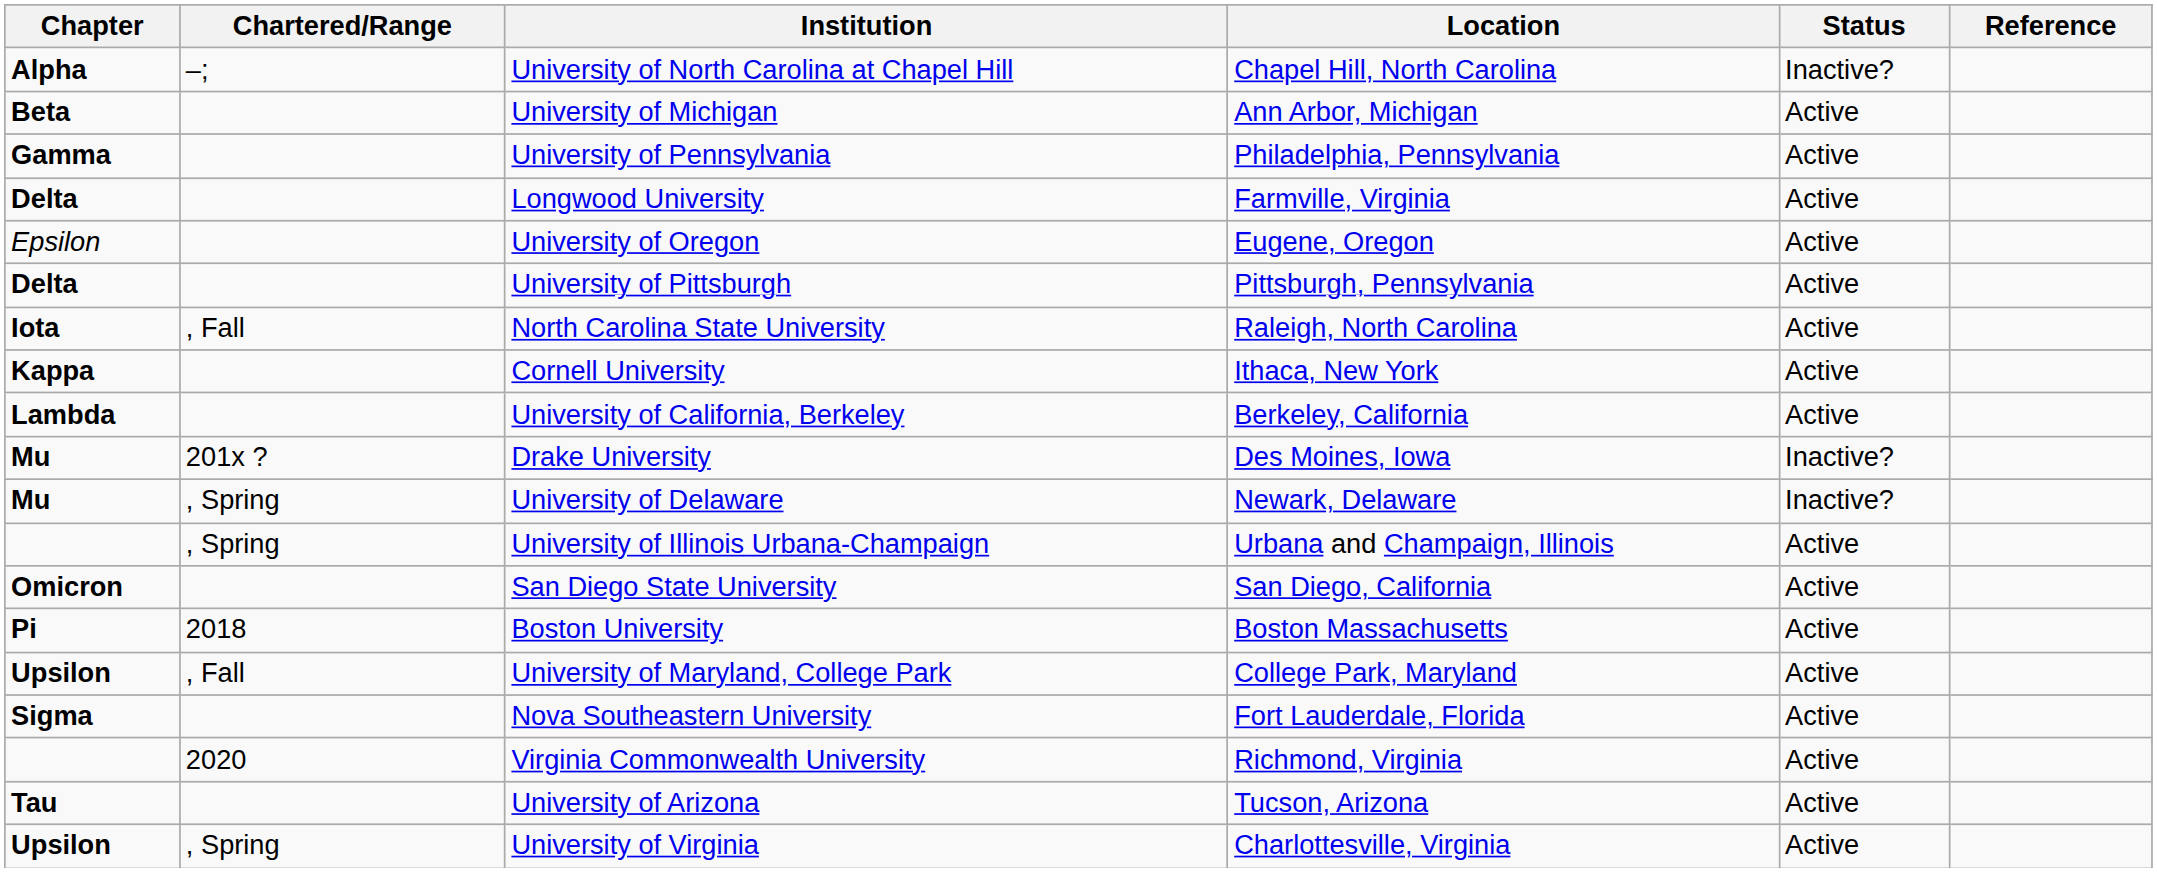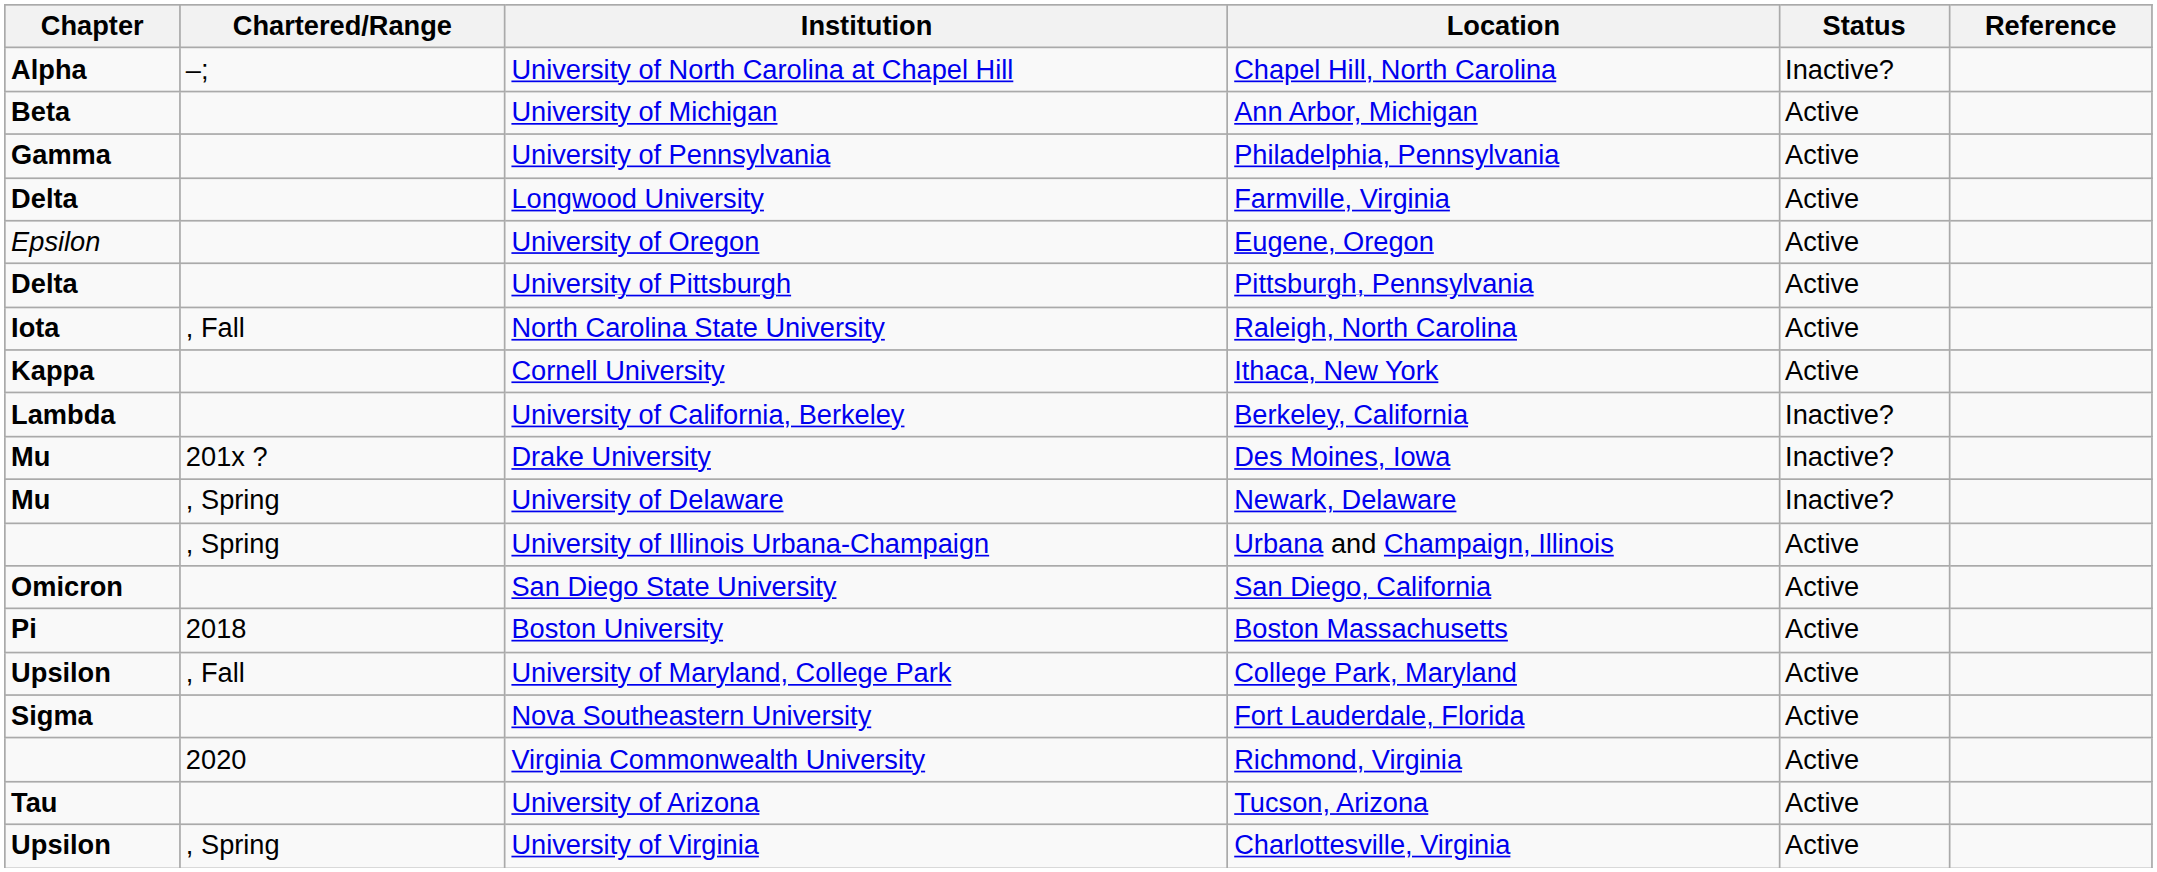(1822, 414) Active -> (1840, 414) Inactive?
